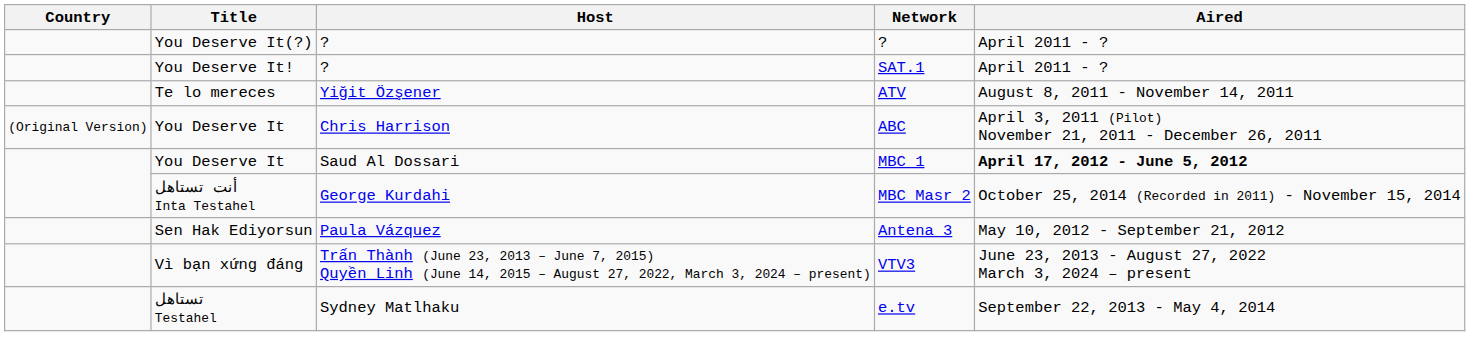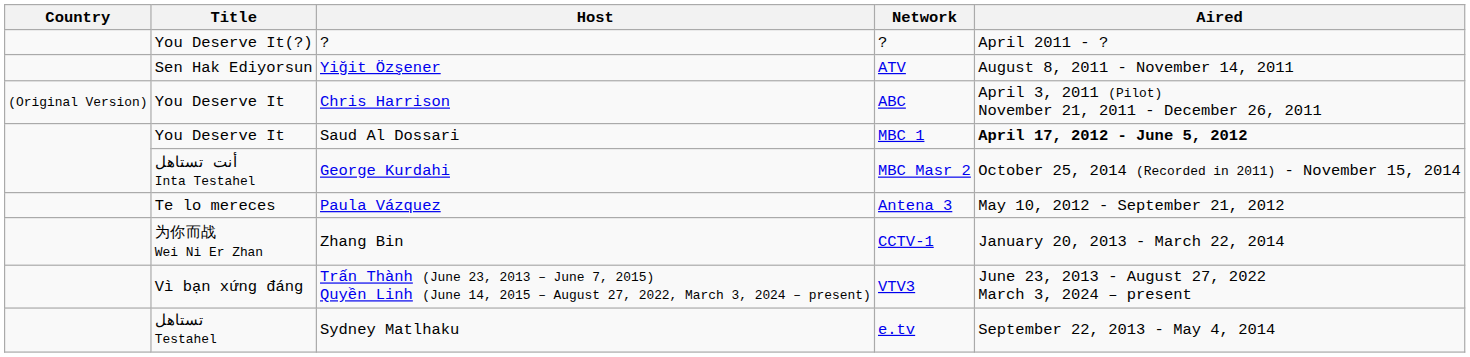- row: (901, 68)
(215, 93) Te lo mereces -> (234, 68) Sen Hak Ediyorsun
(234, 231) Sen Hak Ediyorsun -> (215, 205) Te lo mereces
+ row: (906, 241)
